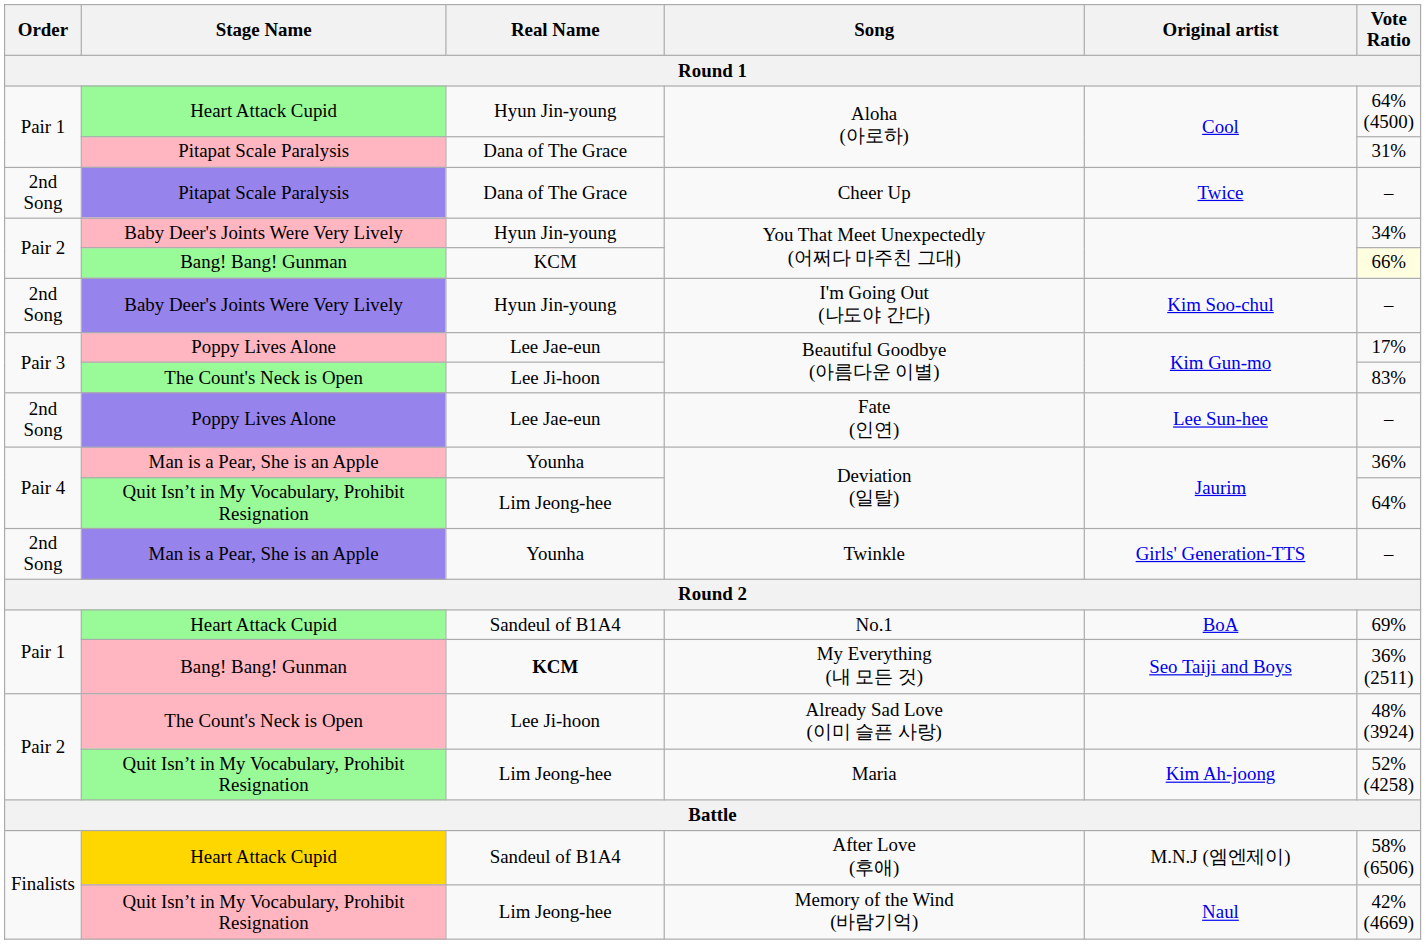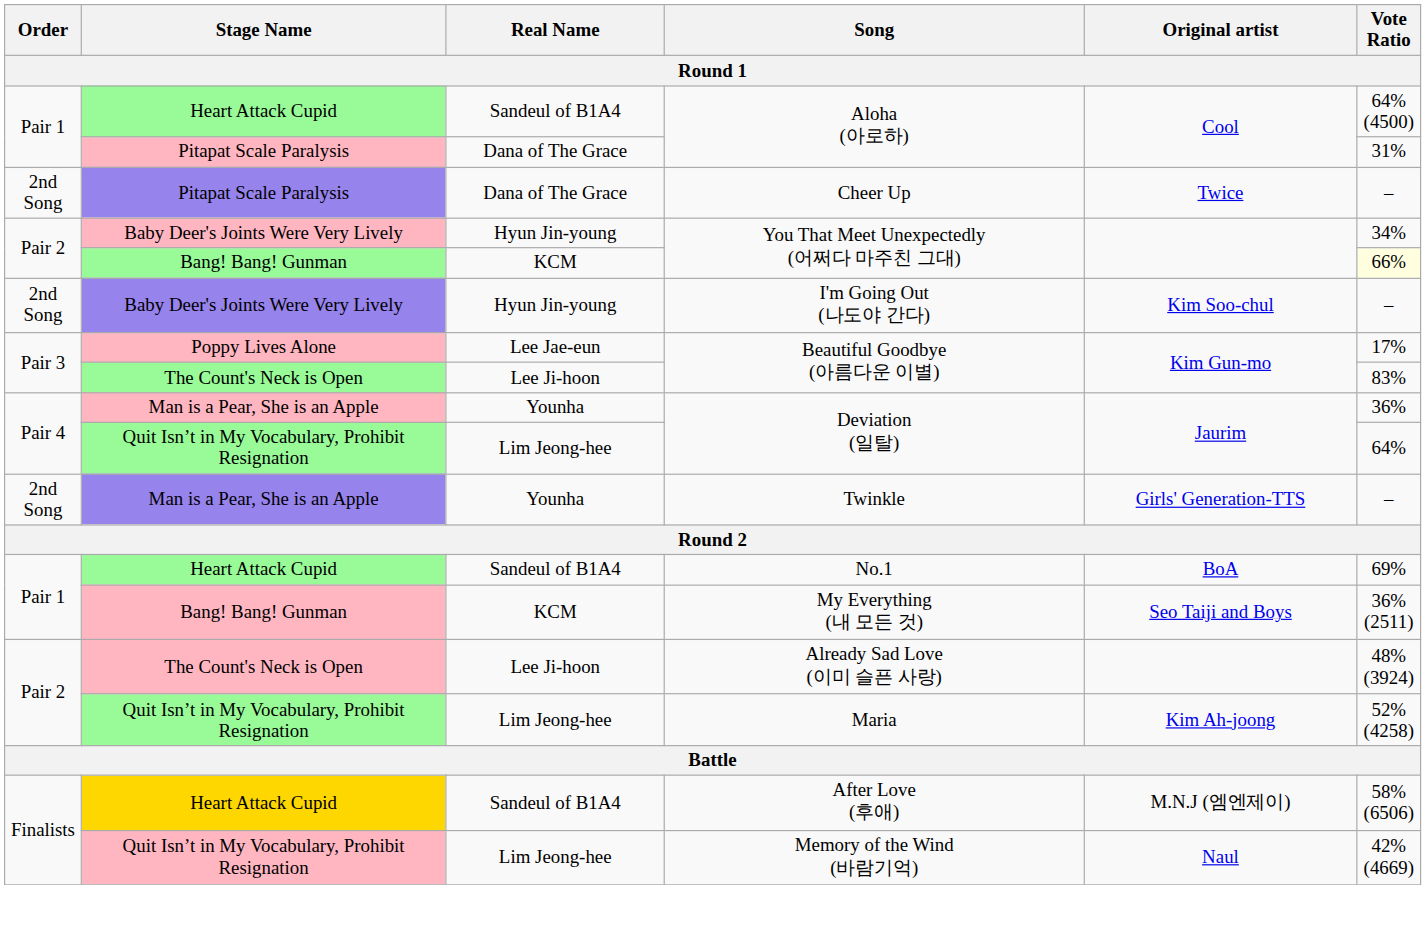(555, 111) Hyun Jin-young -> (555, 111) Sandeul of B1A4
- row: (264, 419)
(555, 666) bold -> (555, 611) normal
